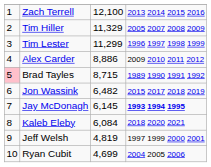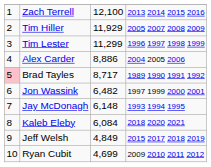(108, 28) 11,329 -> (108, 28) 11,929
(166, 59) 2009 2010 2011 2012 -> (156, 59) 2004 2005 2006
(105, 75) 8,715 -> (105, 75) 8,717
(166, 91) 2015 2017 2018 2019 -> (166, 91) 1997 1999 2000 2001
(105, 106) 6,145 -> (105, 106) 6,148
(156, 107) bold -> (156, 107) normal
(105, 138) 4,819 -> (105, 138) 4,849
(166, 138) 1997 1999 2000 2001 -> (166, 138) 2015 2017 2018 2019
(156, 154) 2004 2005 2006 -> (166, 154) 2009 2010 2011 2012
